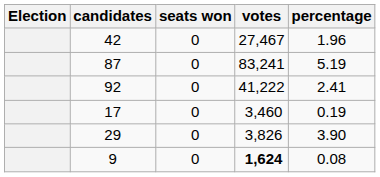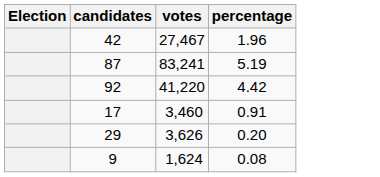- column: (195, 16)
(262, 87) 41,222 -> (182, 87) 41,220
(332, 87) 2.41 -> (252, 87) 4.42
(332, 111) 0.19 -> (252, 111) 0.91
(262, 135) 3,826 -> (182, 135) 3,626
(332, 135) 3.90 -> (252, 135) 0.20
(262, 159) bold -> (182, 159) normal
